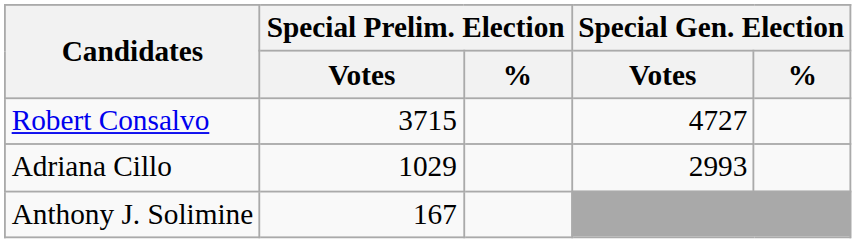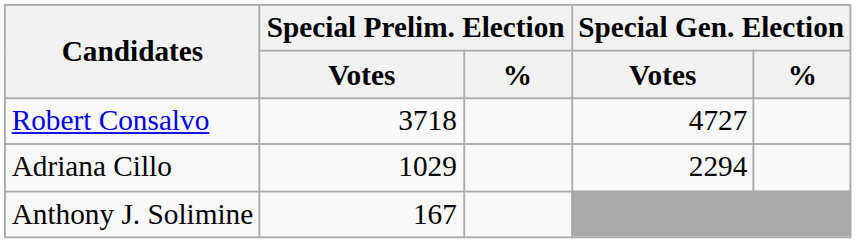(428, 120) 3715 -> (428, 120) 3718
(718, 167) 2993 -> (718, 167) 2294
